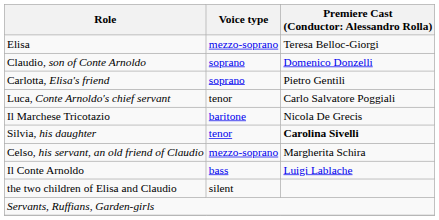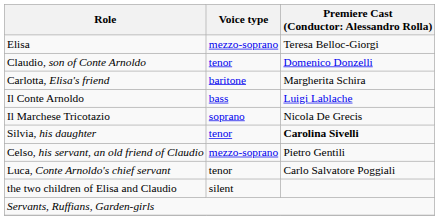(227, 62) soprano -> (220, 62) tenor
(227, 80) soprano -> (227, 80) baritone
(314, 80) Pietro Gentili -> (325, 80) Margherita Schira
rows swapped: (45, 170) <-> (89, 98)
(227, 116) baritone -> (227, 116) soprano
(325, 152) Margherita Schira -> (314, 152) Pietro Gentili
